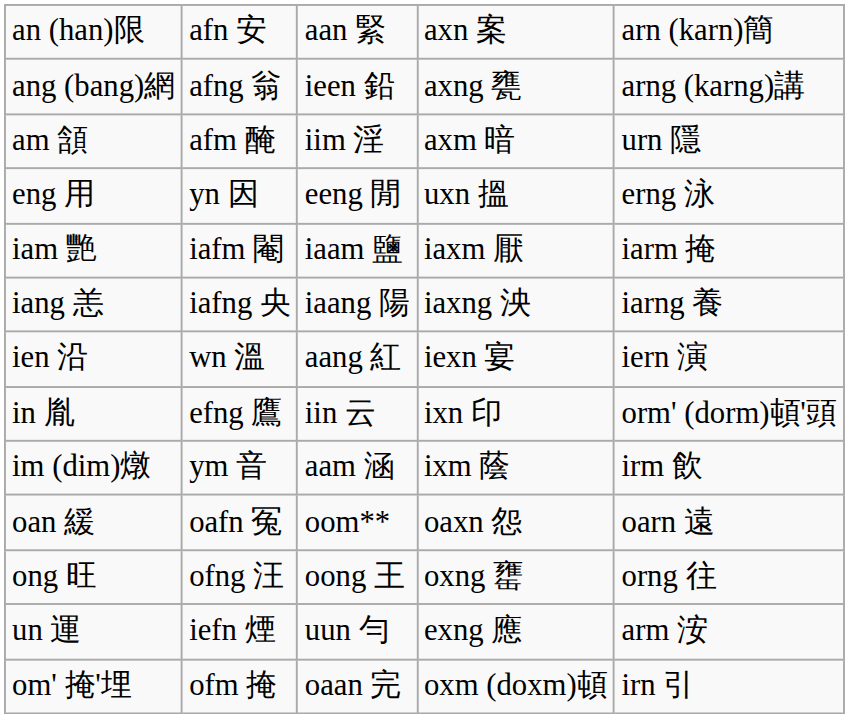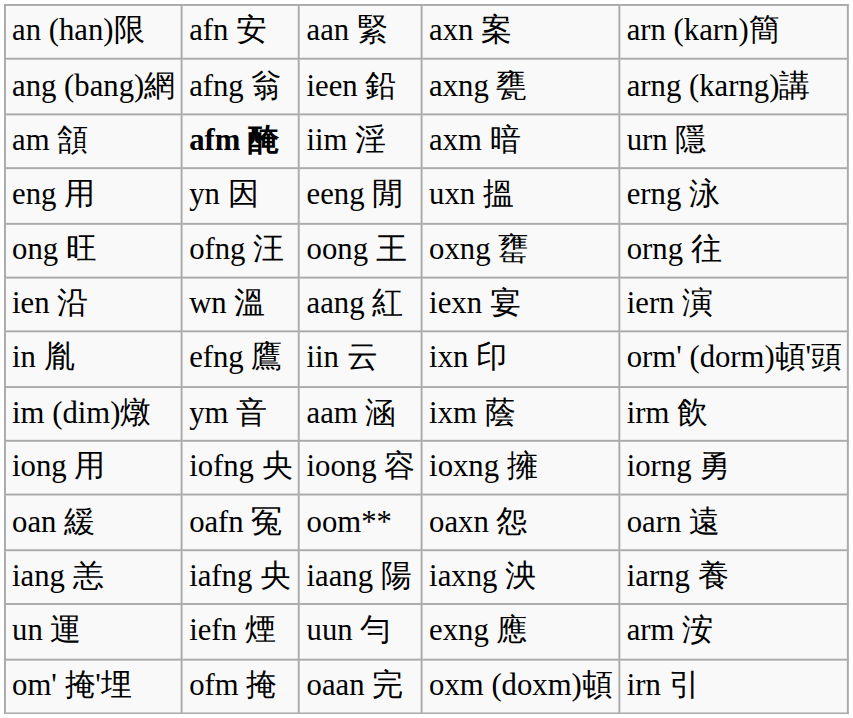(232, 139) normal -> (234, 139) bold
- row: (54, 248)
rows swapped: (58, 303) <-> (54, 575)
+ row: (59, 466)
